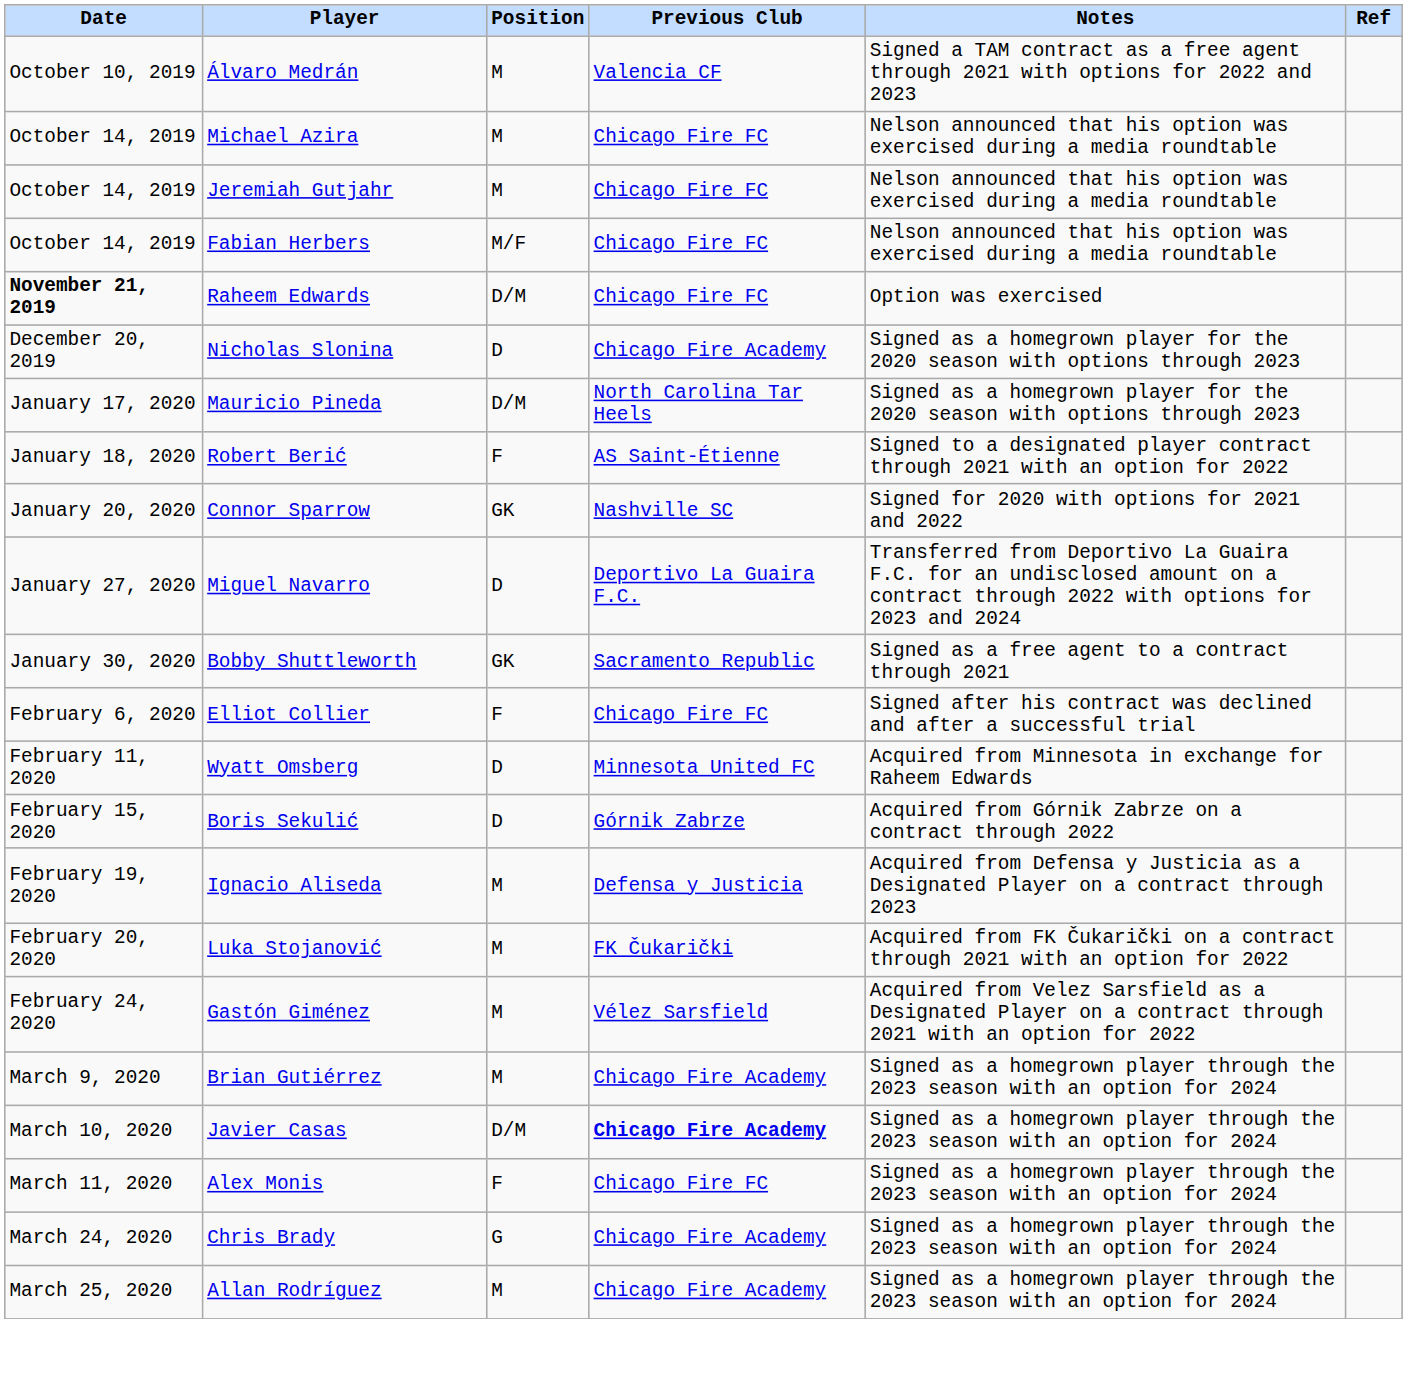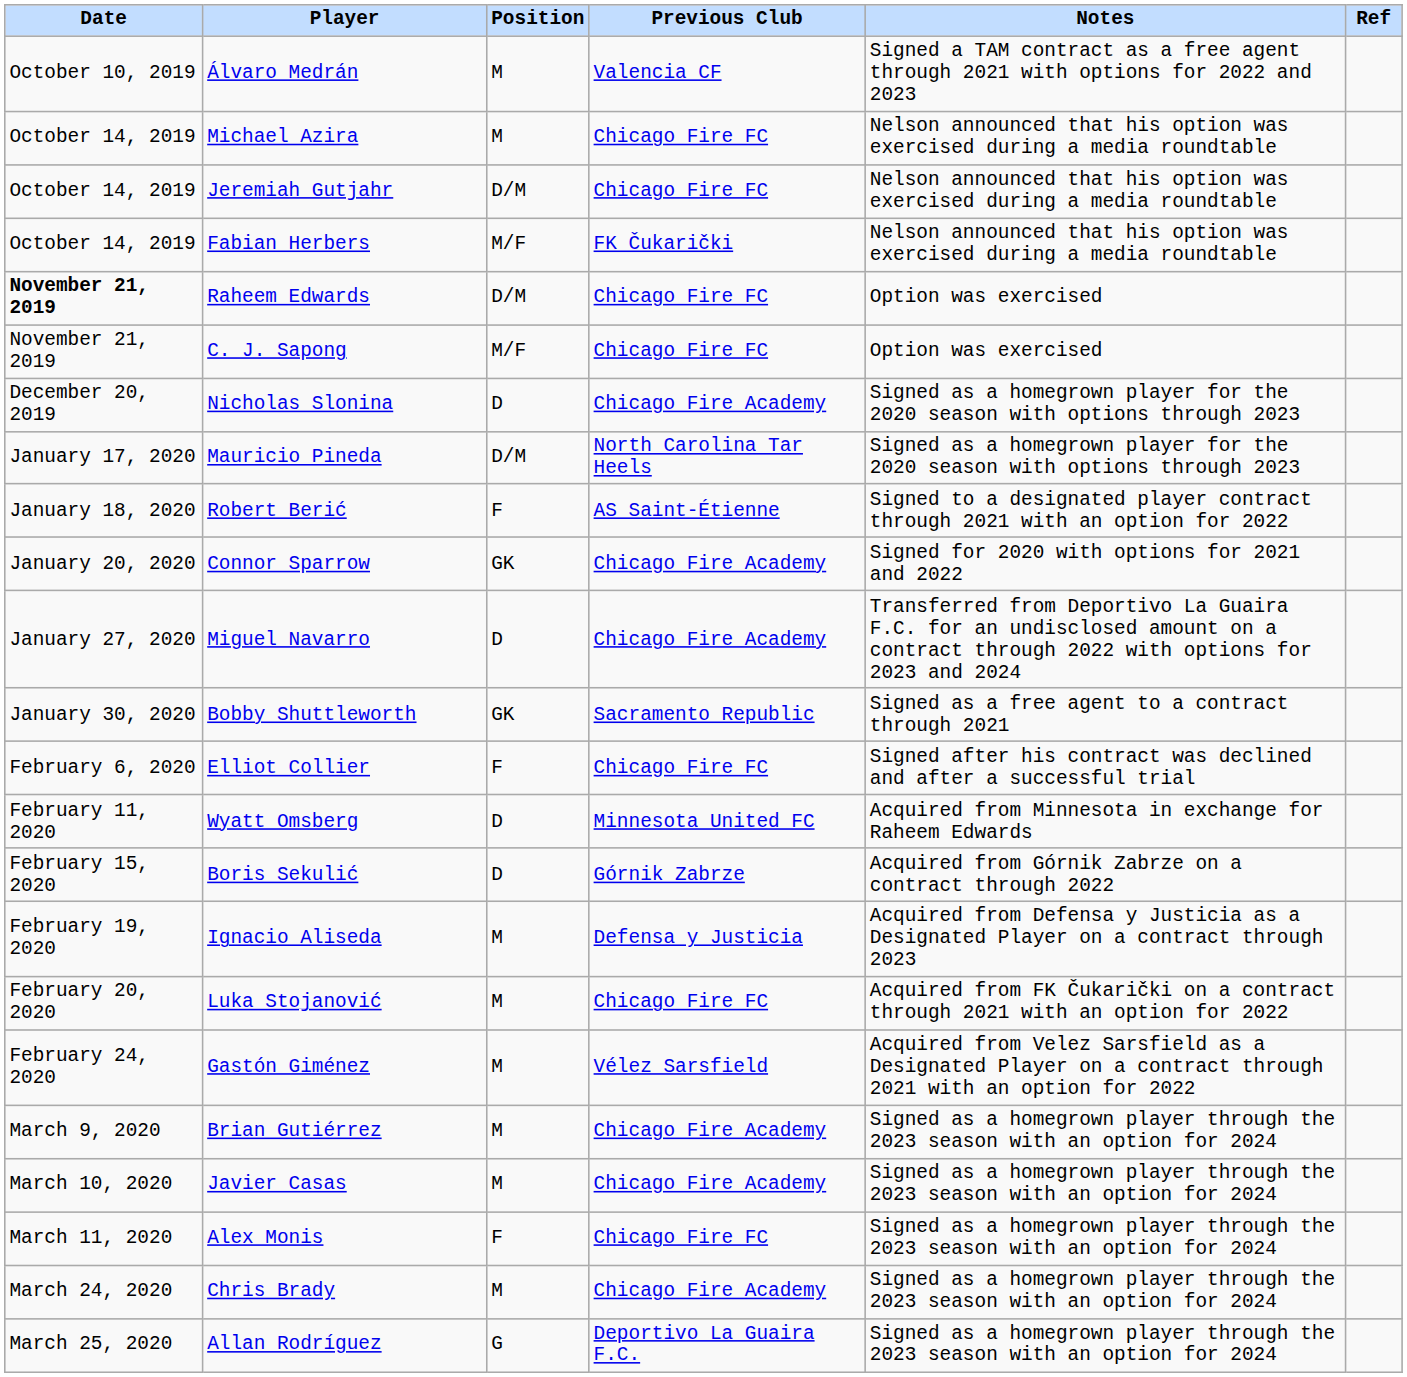(497, 192) M -> (509, 192) D/M
(681, 245) Chicago Fire FC -> (663, 245) FK Čukarički
+ row: (277, 351)
(663, 511) Nashville SC -> (710, 565) Chicago Fire Academy
(704, 587) Deportivo La Guaira F.C. -> (710, 640) Chicago Fire Academy
(663, 950) FK Čukarički -> (681, 1004) Chicago Fire FC
(509, 1132) D/M -> (497, 1185) M
(710, 1132) bold -> (710, 1185) normal
(497, 1239) G -> (497, 1292) M
(497, 1292) M -> (497, 1345) G
(710, 1292) Chicago Fire Academy -> (704, 1345) Deportivo La Guaira F.C.
